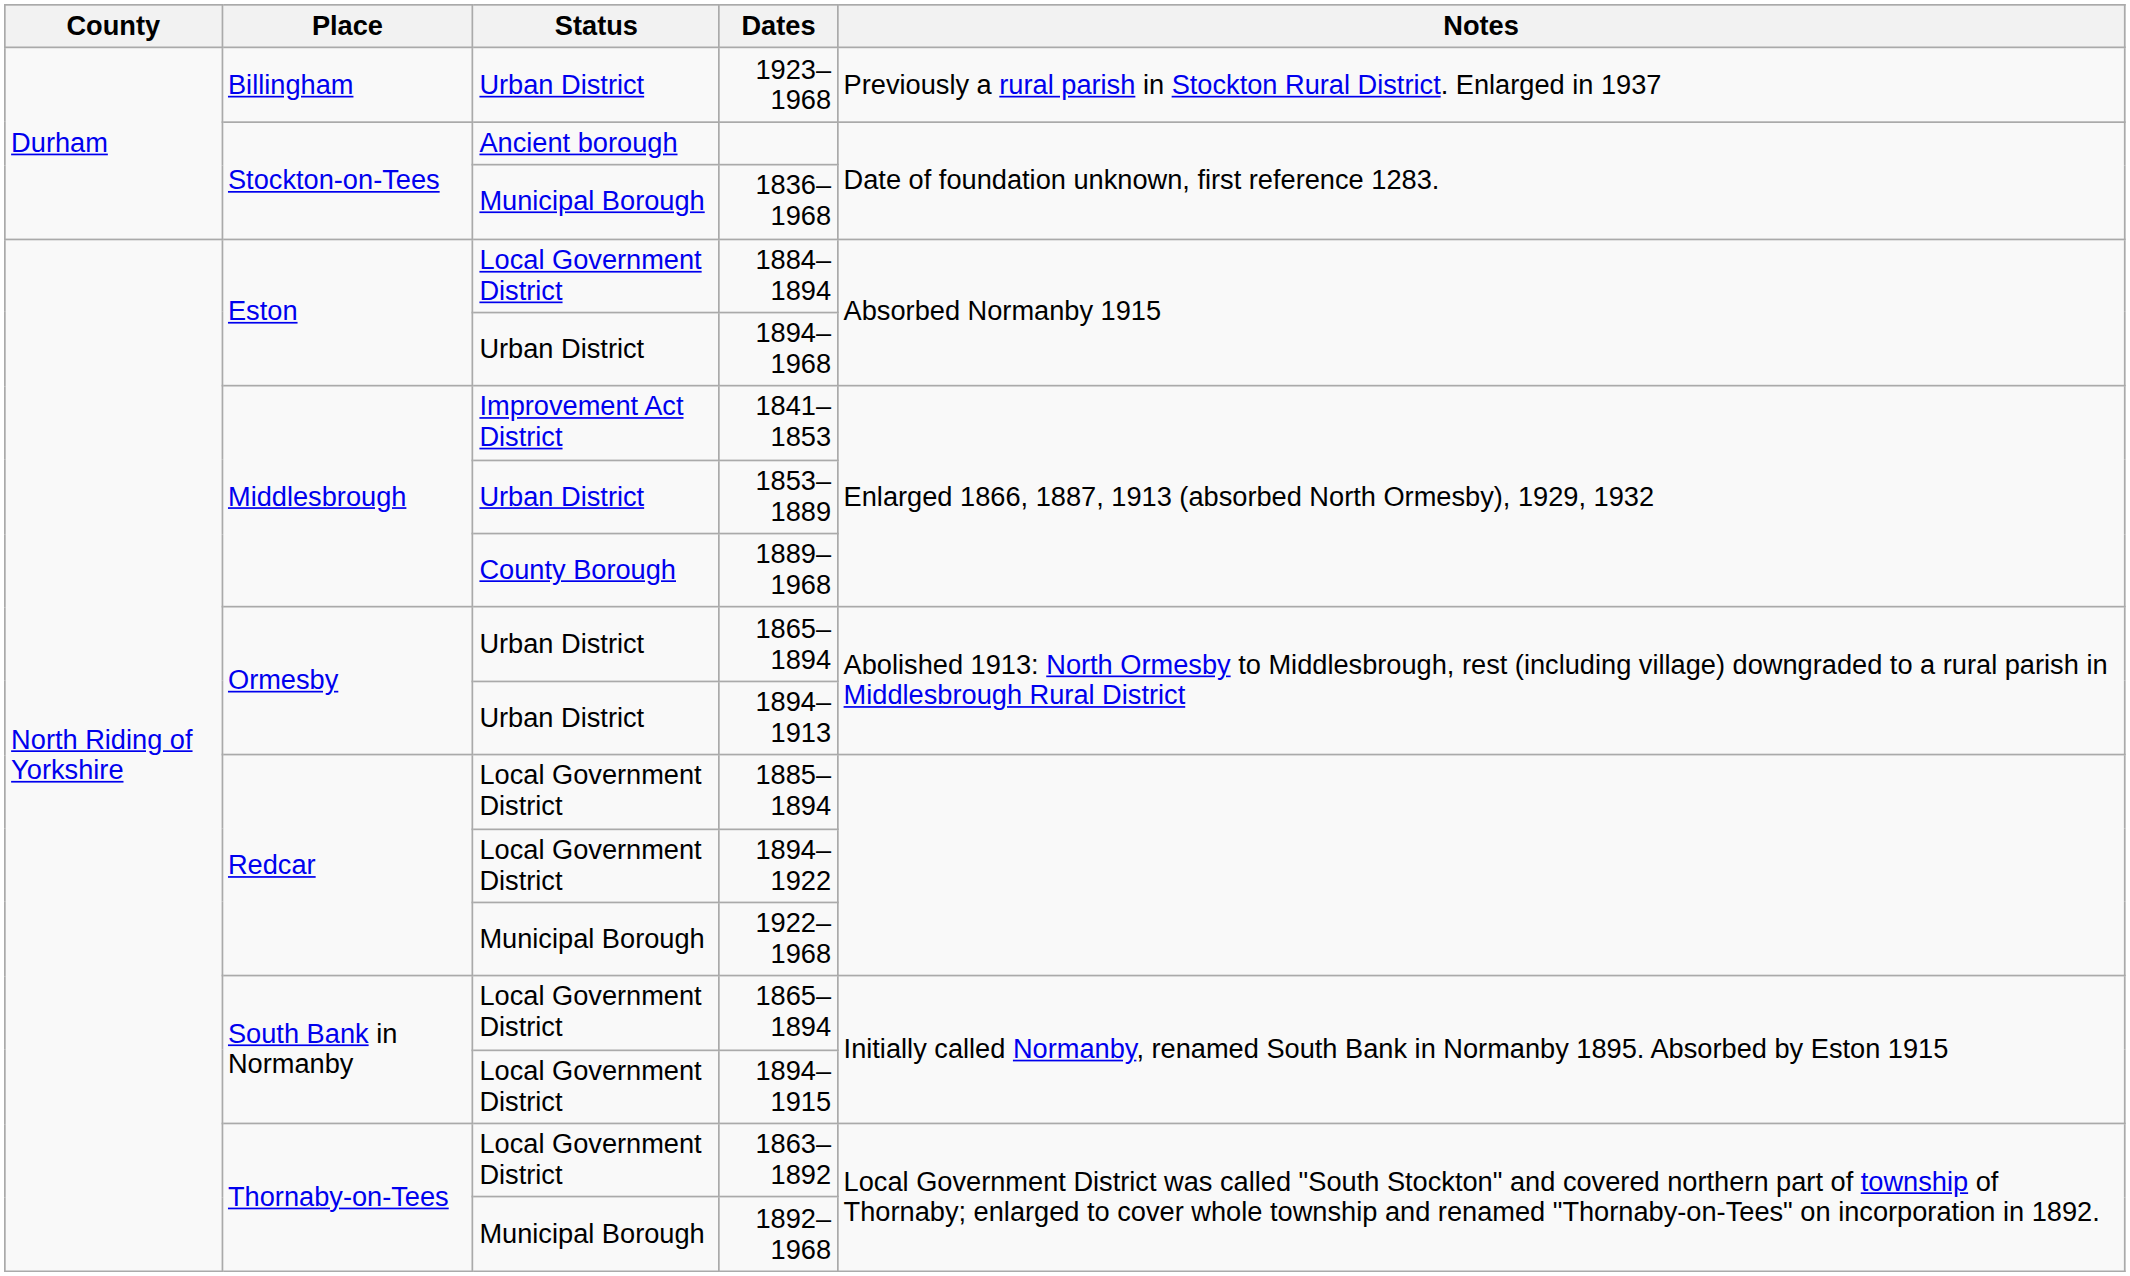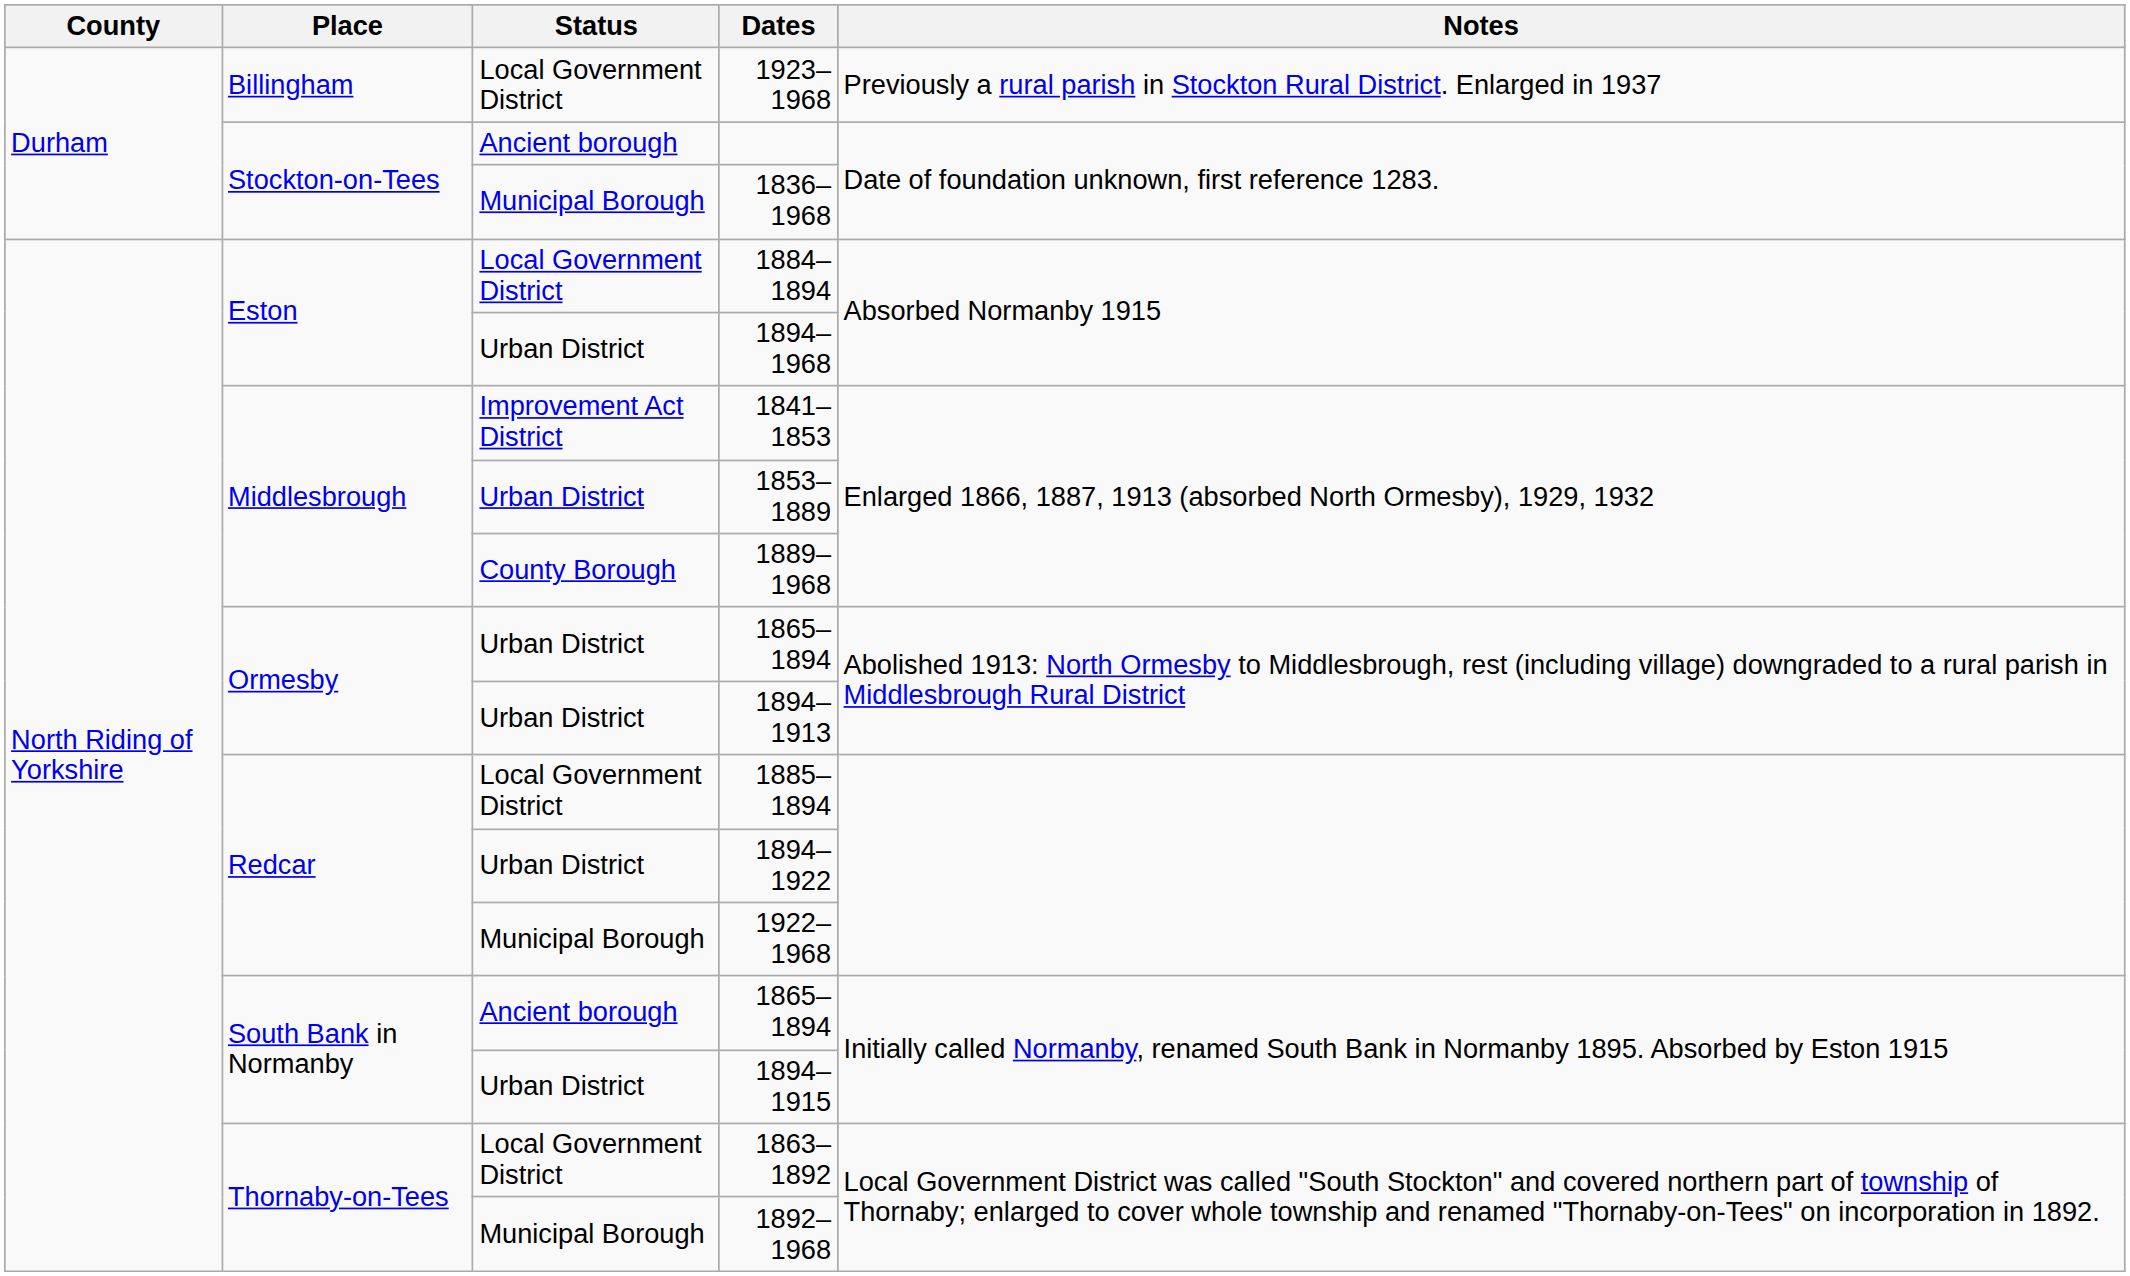(562, 84) Urban District -> (591, 84) Local Government District
(591, 865) Local Government District -> (562, 865) Urban District
(591, 1012) Local Government District -> (578, 1012) Ancient borough
(591, 1086) Local Government District -> (562, 1086) Urban District
